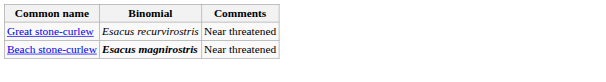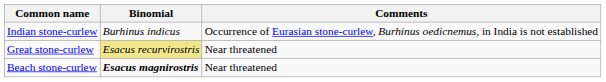+ row: (52, 31)
(150, 31) no background -> (151, 49) khaki background
